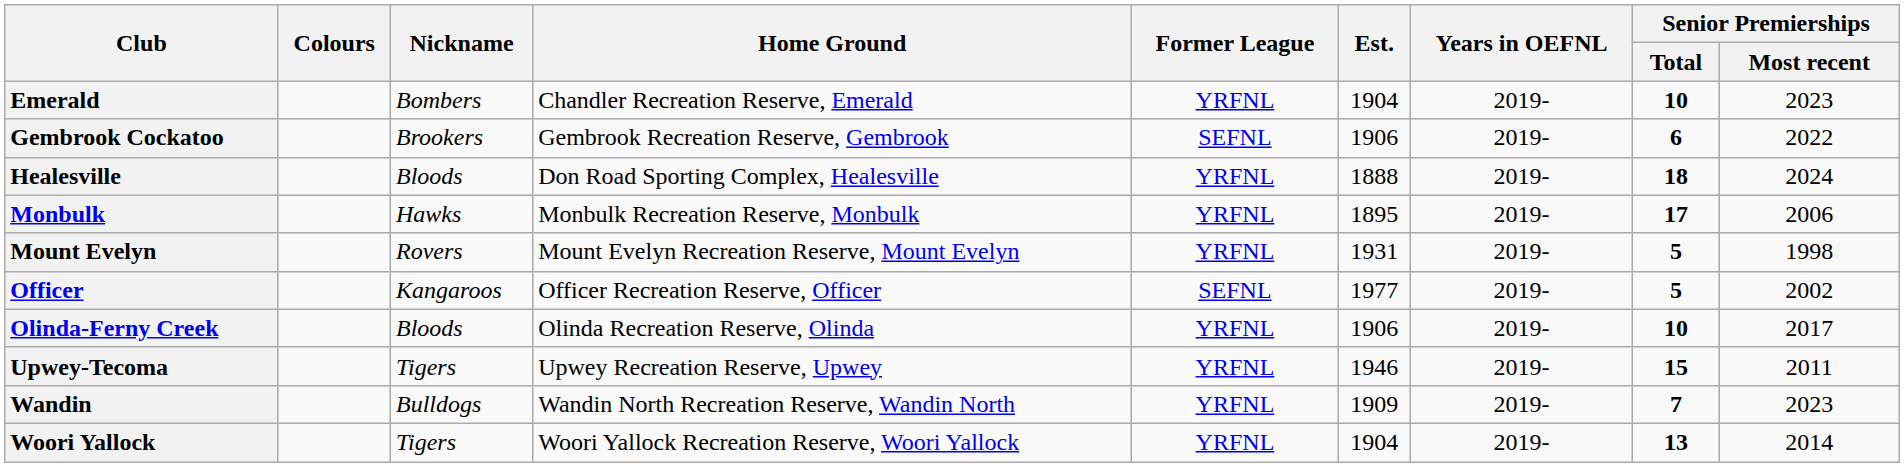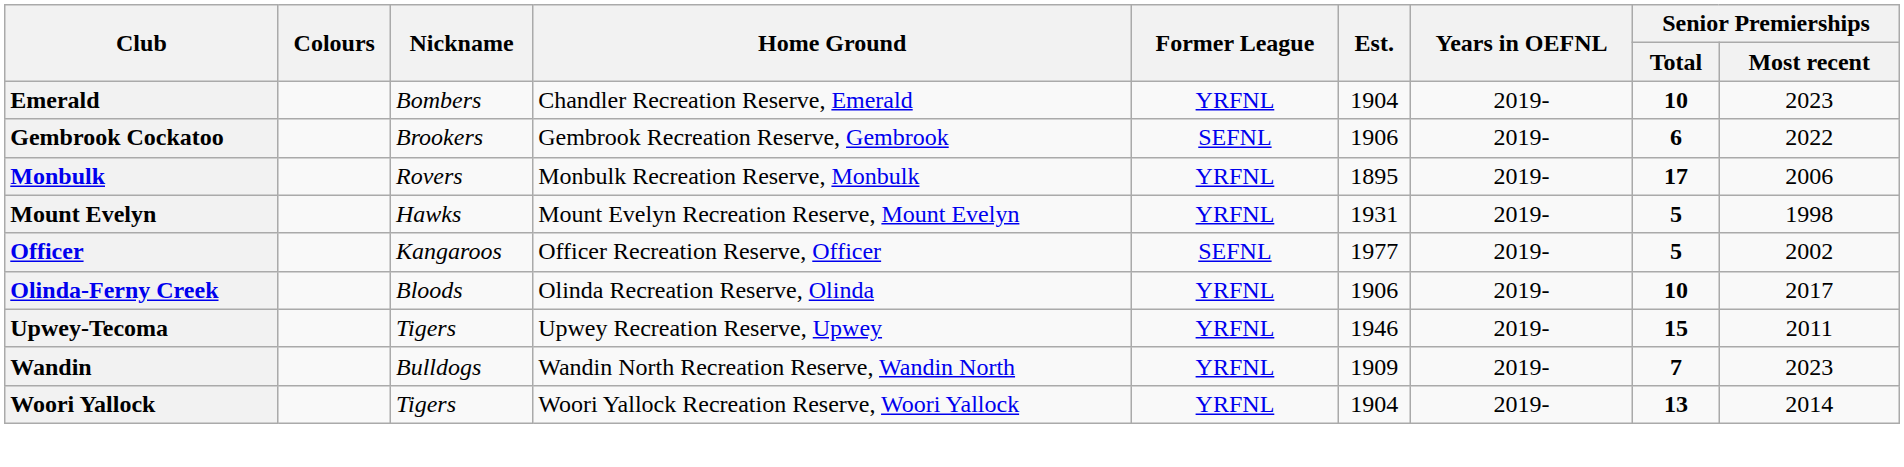- row: (66, 175)
(429, 213) Hawks -> (429, 175) Rovers
(429, 251) Rovers -> (429, 213) Hawks
